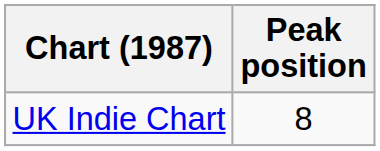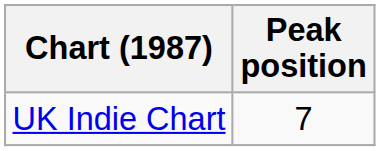(304, 118) 8 -> (304, 118) 7
